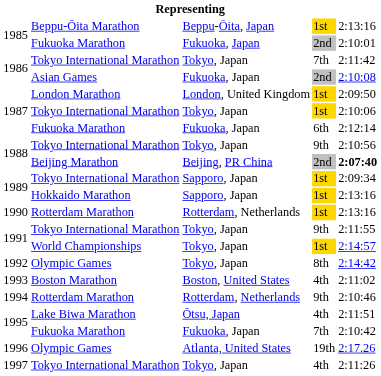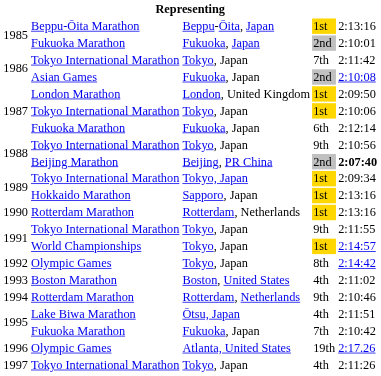(220, 178) Sapporo, Japan -> (215, 178) Tokyo, Japan
